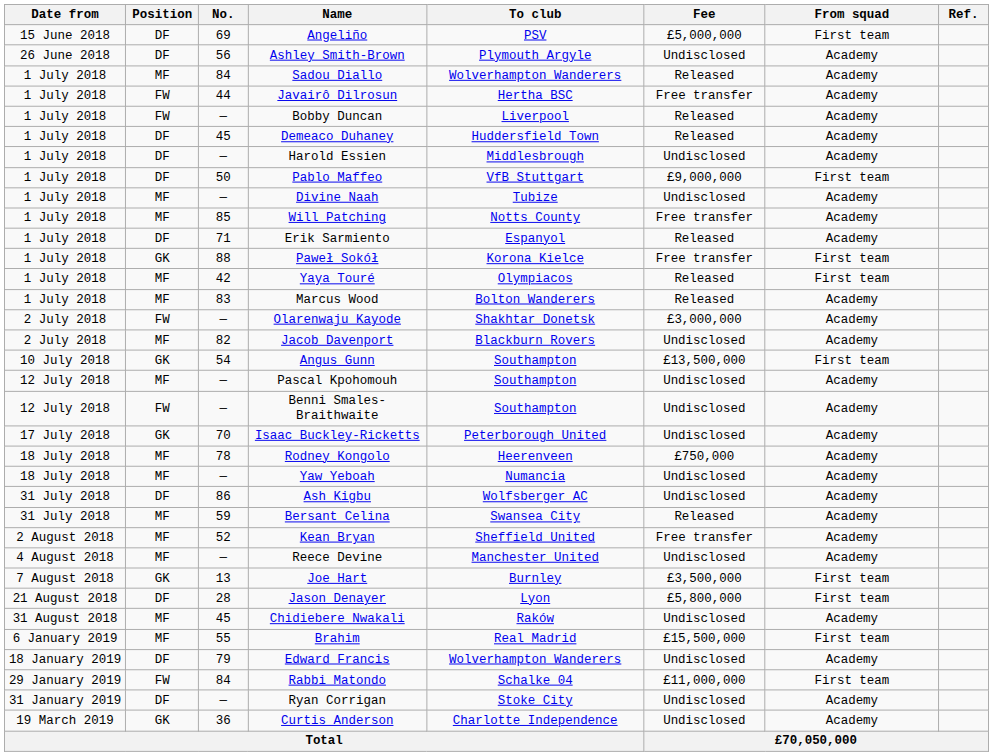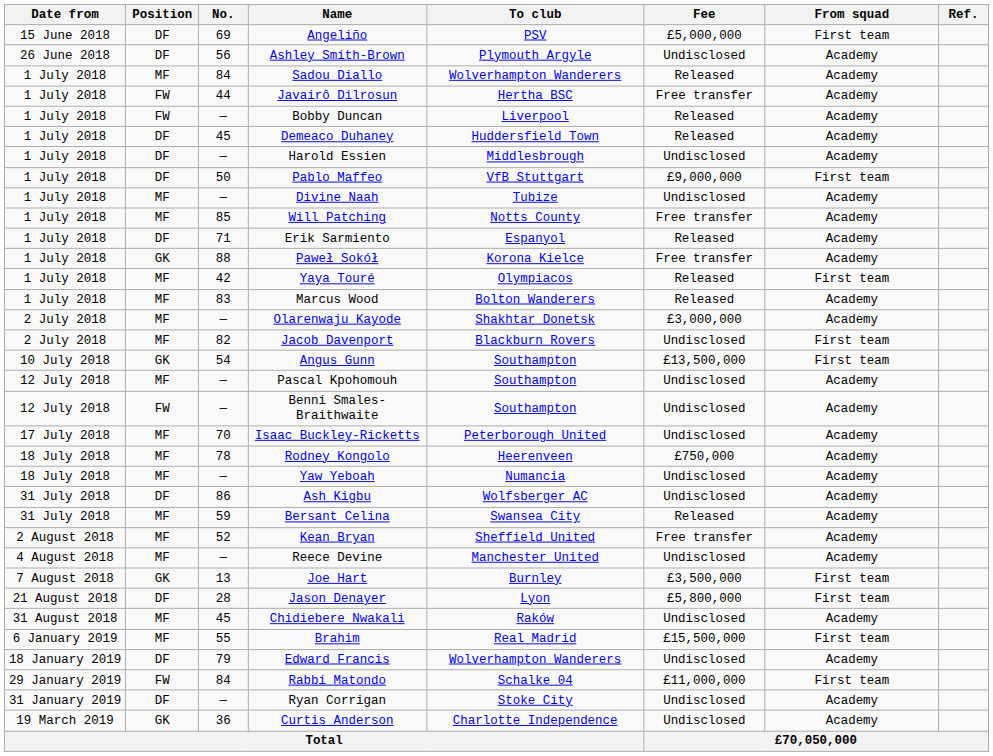(852, 259) First team -> (852, 259) Academy
(162, 320) FW -> (162, 320) MF
(852, 340) Academy -> (852, 340) First team
(162, 436) GK -> (162, 436) MF
